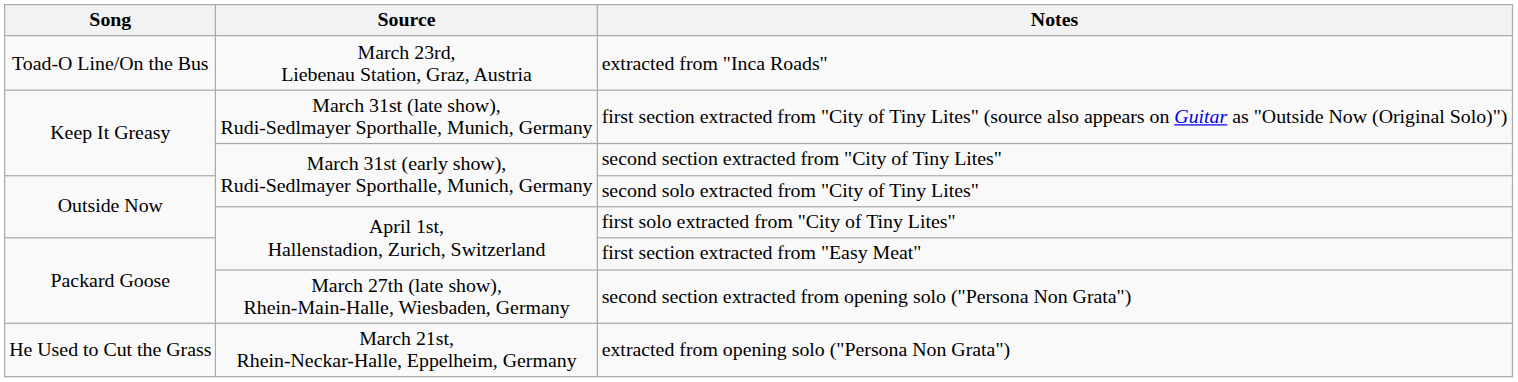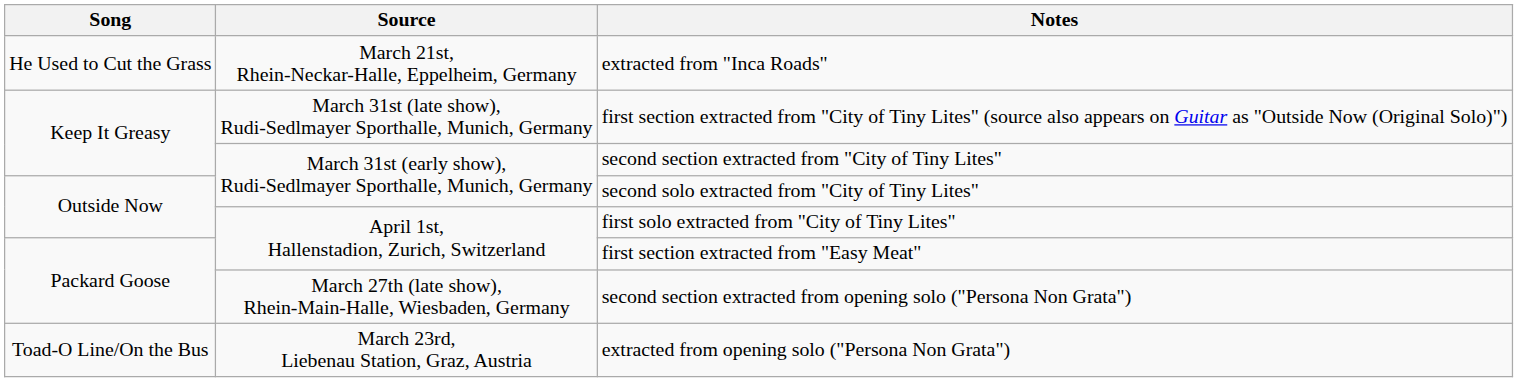(110, 62) Toad-O Line/On the Bus -> (110, 62) He Used to Cut the Grass
(407, 62) March 23rd, Liebenau Station, Graz, Austria -> (407, 62) March 21st, Rhein-Neckar-Halle, Eppelheim, Germany
(110, 350) He Used to Cut the Grass -> (110, 350) Toad-O Line/On the Bus
(407, 350) March 21st, Rhein-Neckar-Halle, Eppelheim, Germany -> (407, 350) March 23rd, Liebenau Station, Graz, Austria
